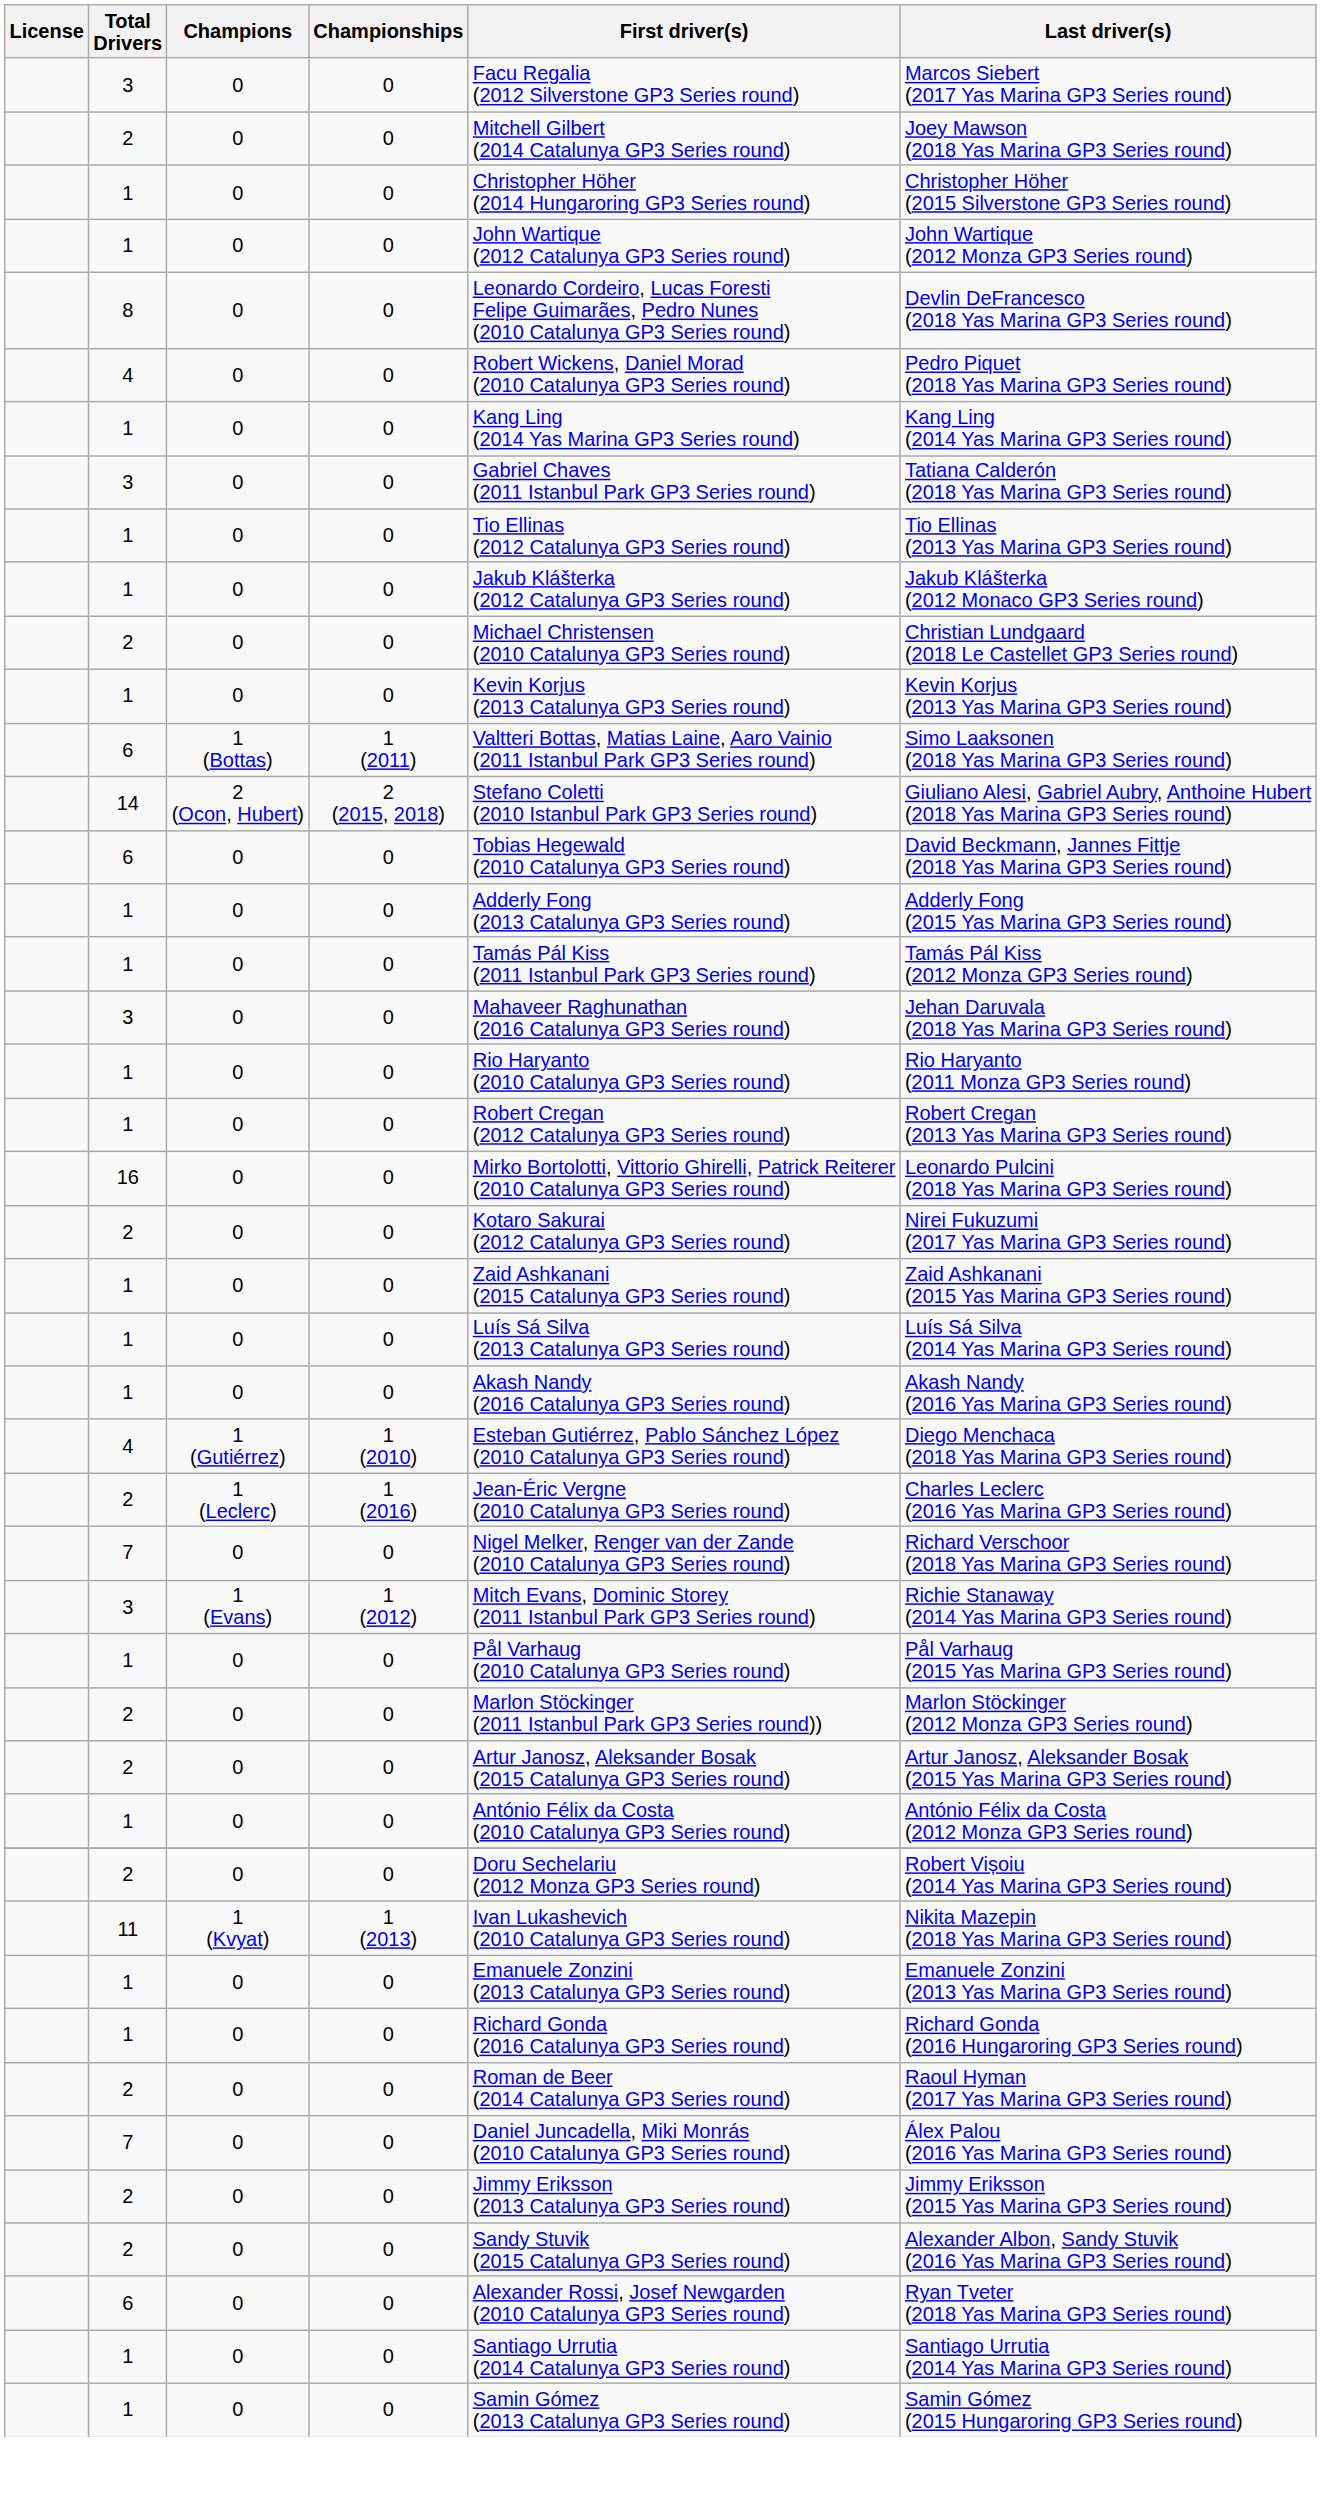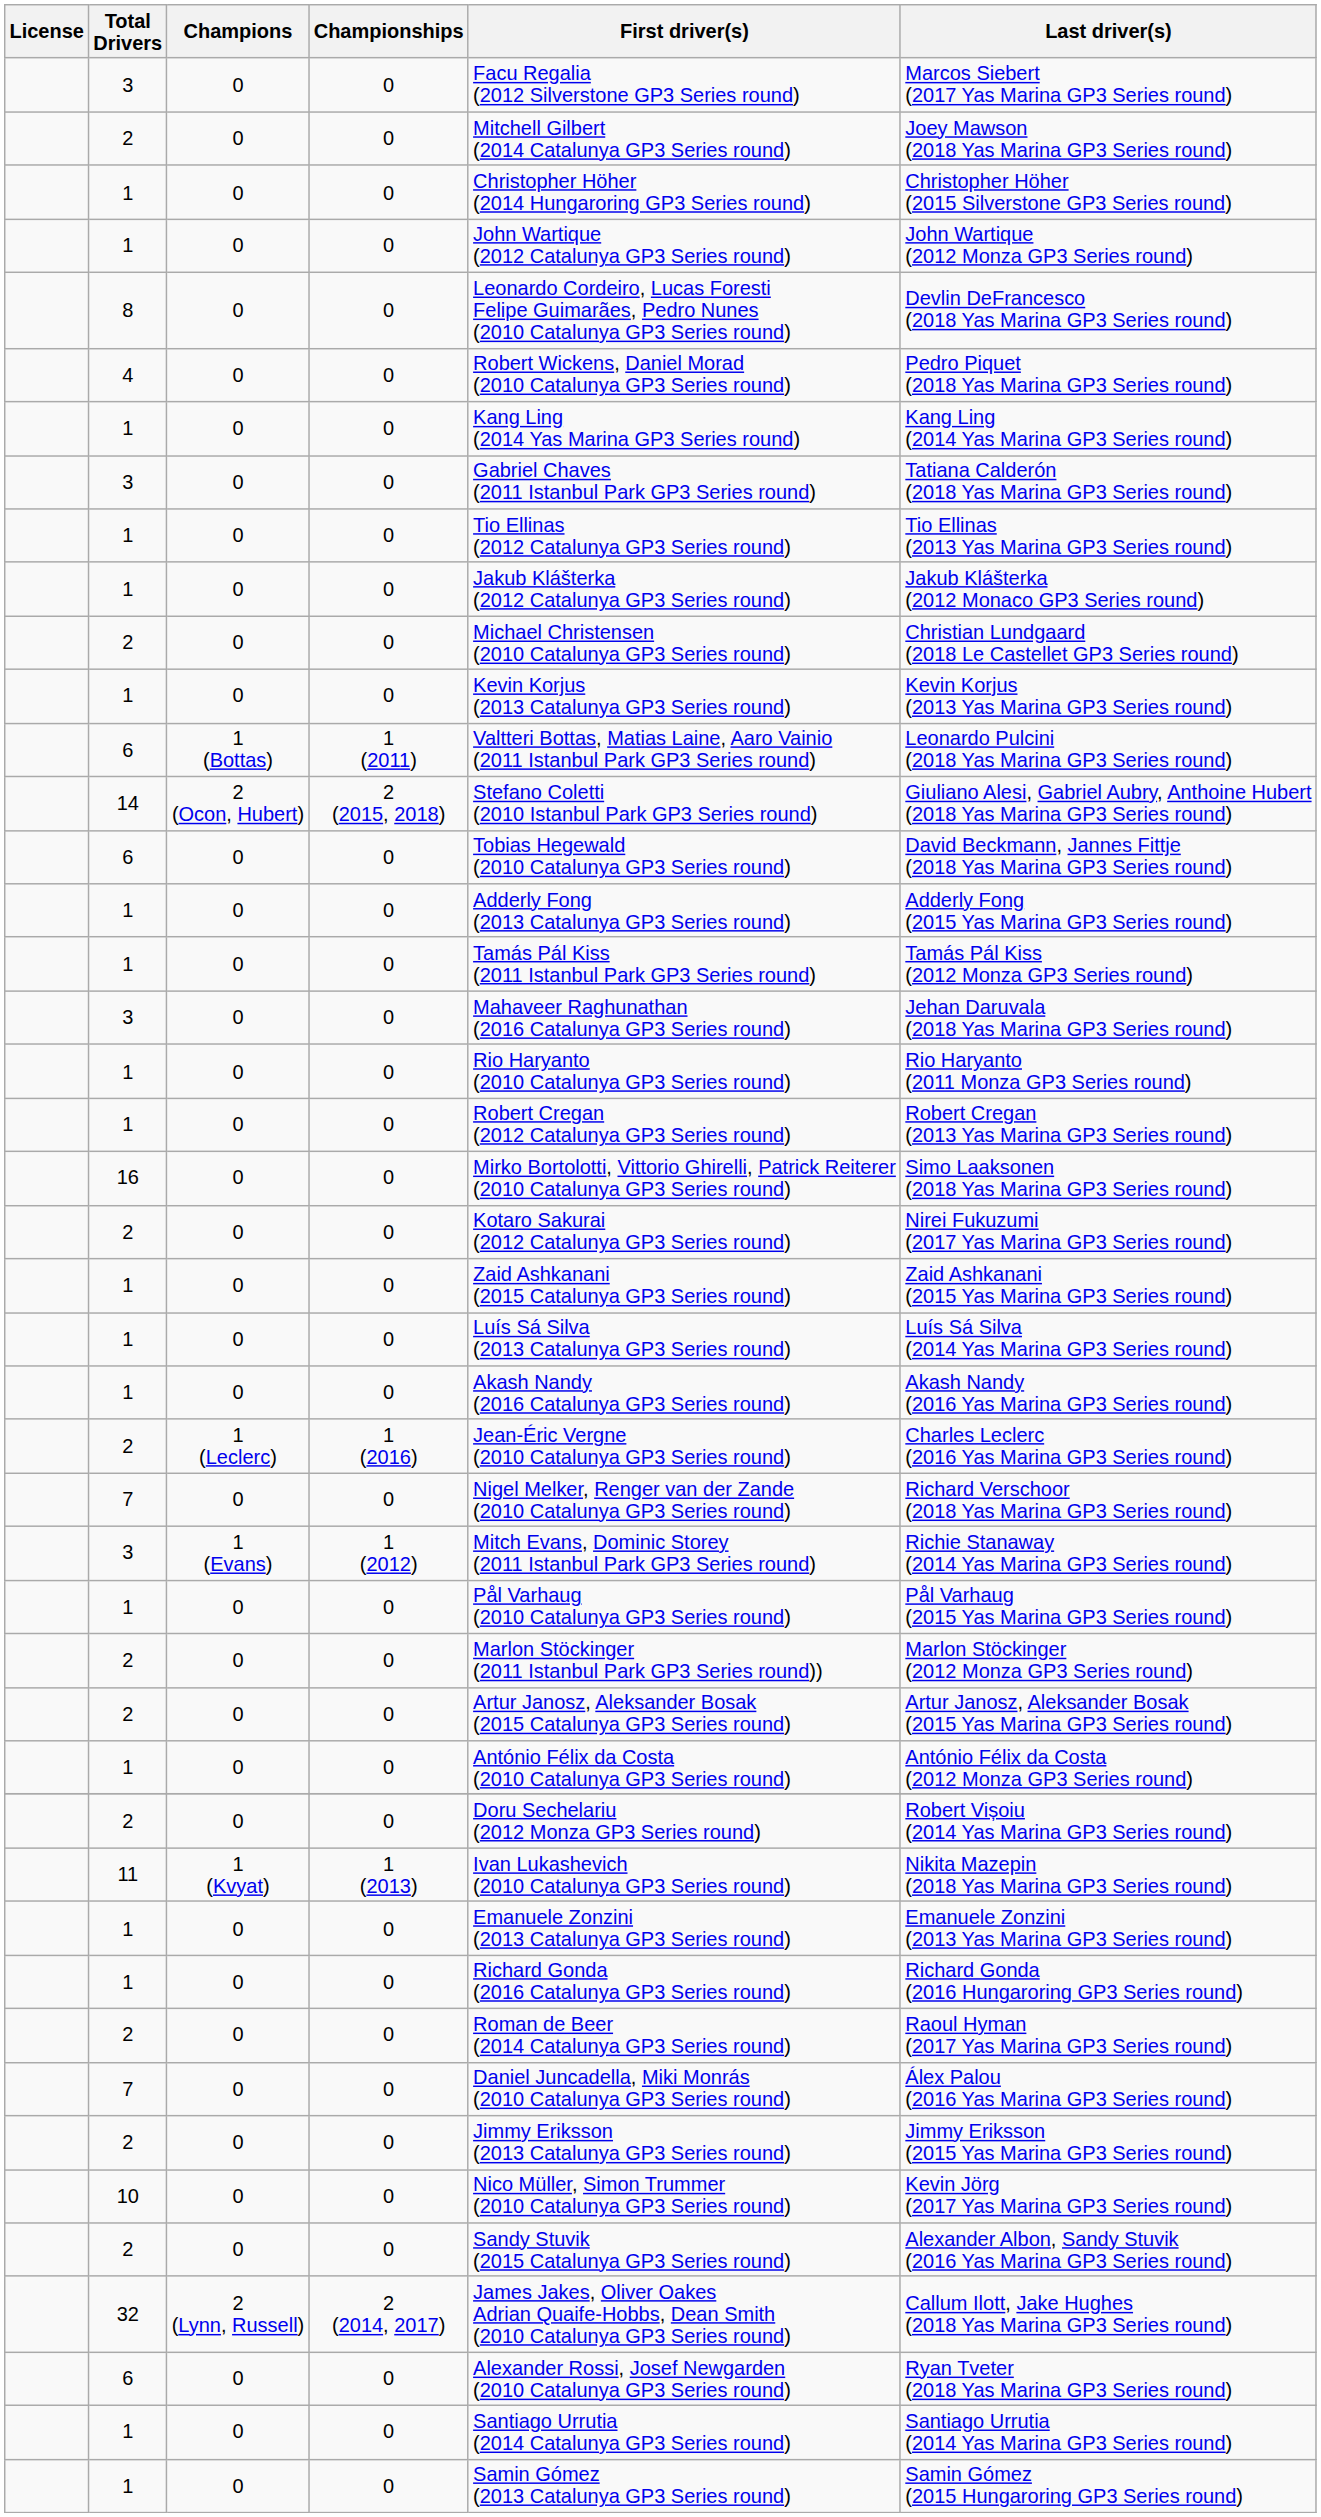(1068, 749) Simo Laaksonen (2018 Yas Marina GP3 Series round) -> (1069, 749) Leonardo Pulcini (2018 Yas Marina GP3 Series round)
(1068, 1178) Leonardo Pulcini (2018 Yas Marina GP3 Series round) -> (1069, 1178) Simo Laaksonen (2018 Yas Marina GP3 Series round)
- row: (128, 1446)
+ row: (128, 2196)
+ row: (128, 2314)
